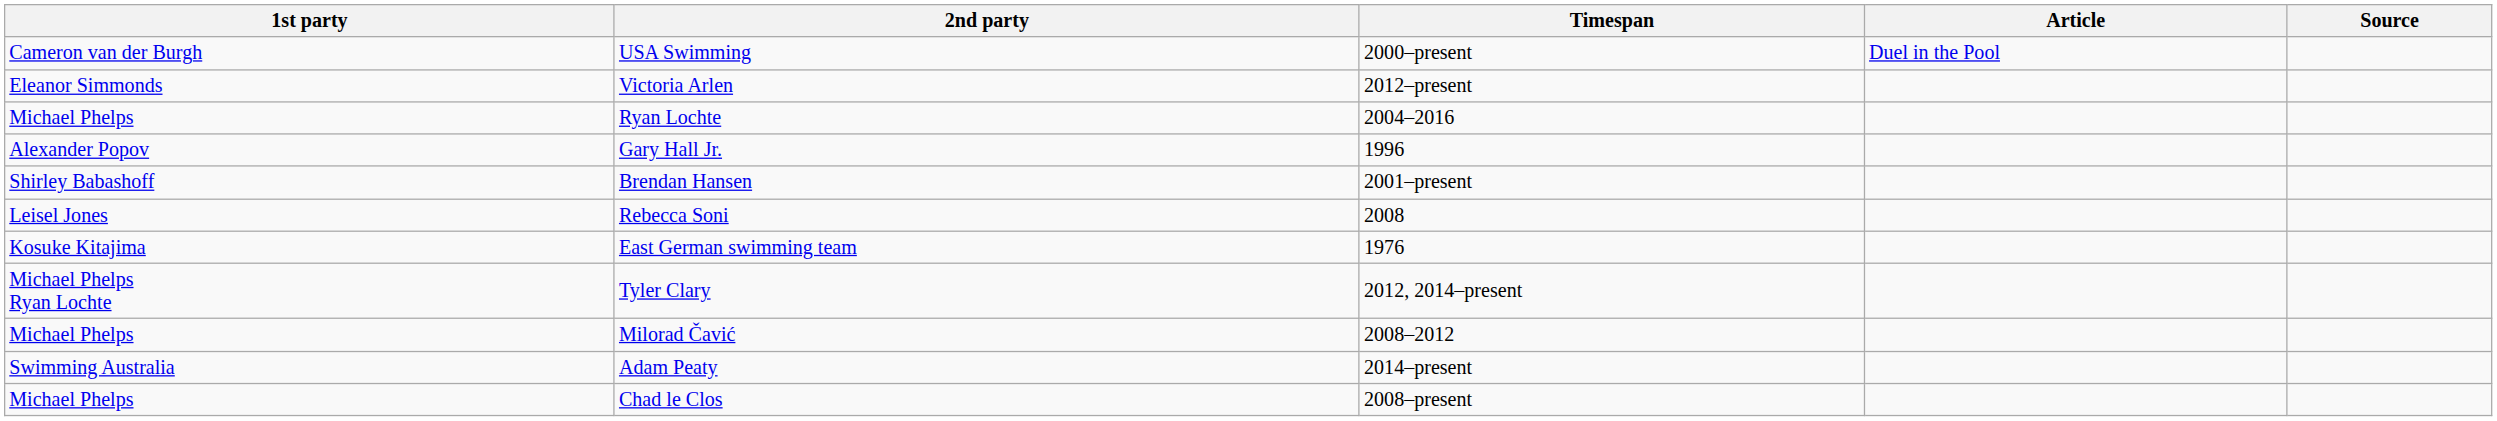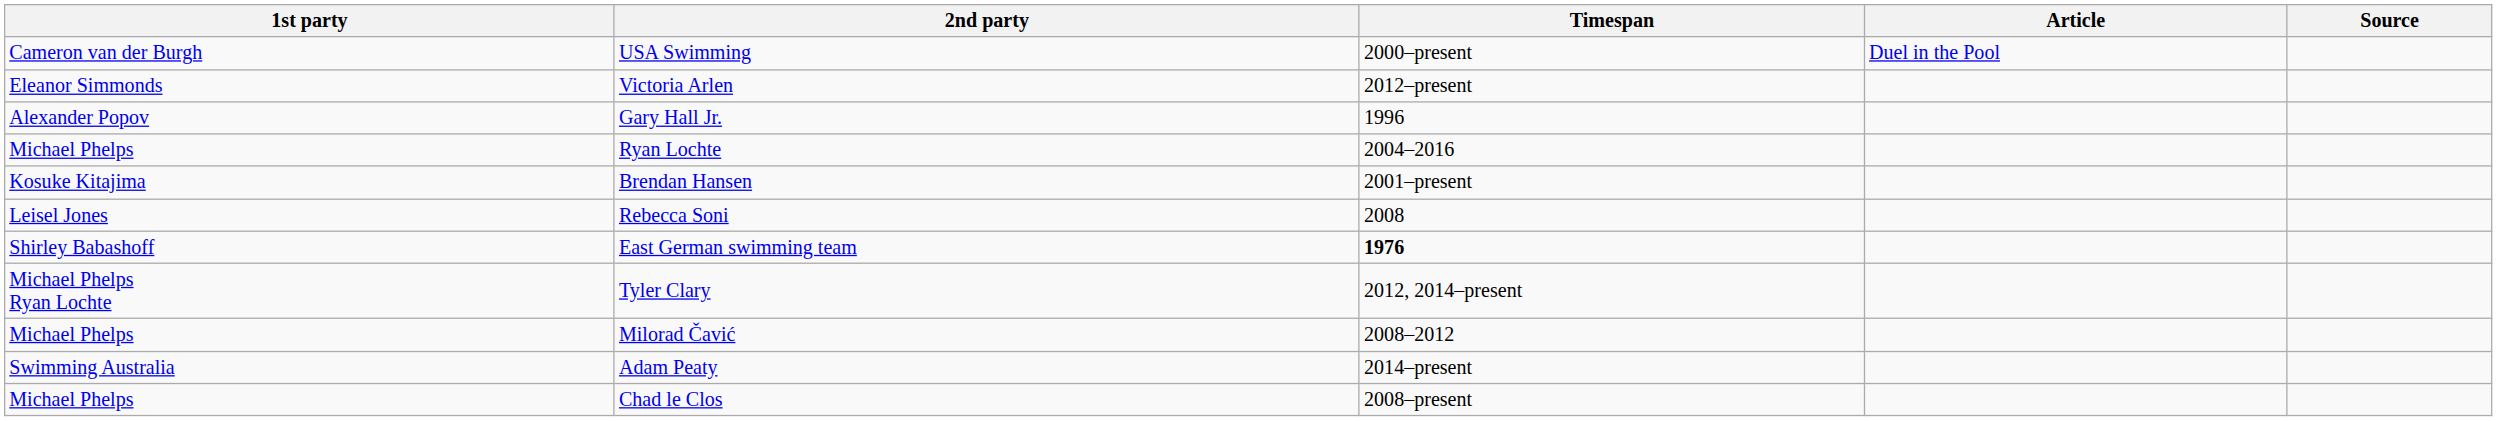rows swapped: (670, 117) <-> (670, 149)
(82, 181) Shirley Babashoff -> (78, 181) Kosuke Kitajima
(78, 246) Kosuke Kitajima -> (82, 246) Shirley Babashoff
(1384, 246) normal -> (1384, 246) bold
